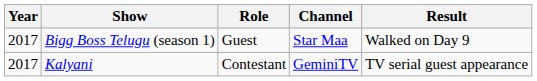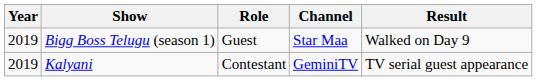(23, 40) 2017 -> (23, 40) 2019
(23, 64) 2017 -> (23, 64) 2019
